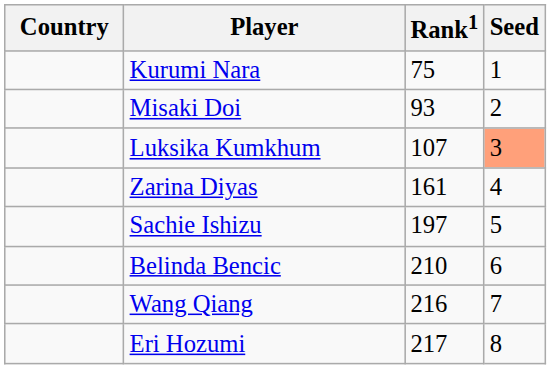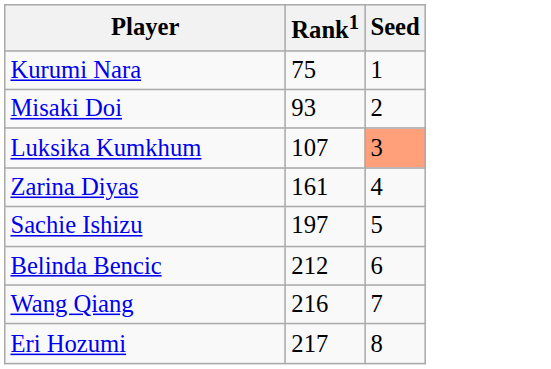- column: (64, 27)
(429, 265) 210 -> (310, 265) 212
